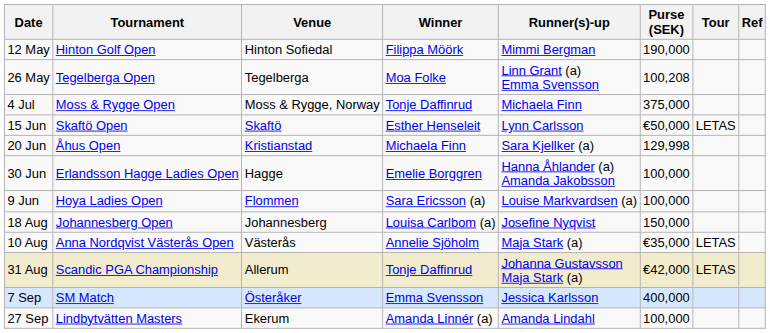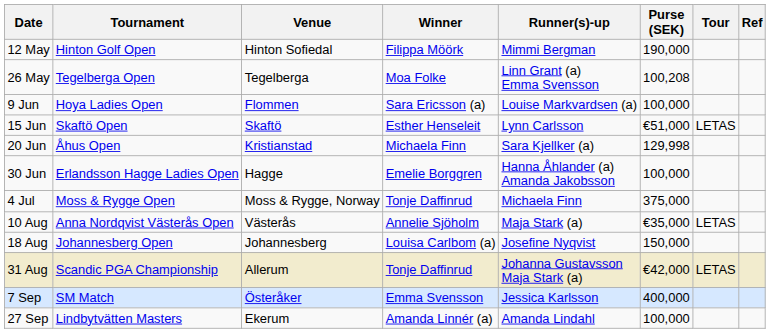rows swapped: (23, 201) <-> (21, 105)
(666, 126) €50,000 -> (666, 126) €51,000
rows swapped: (28, 242) <-> (28, 222)
